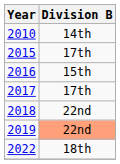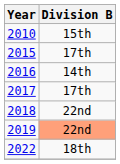(77, 33) 14th -> (77, 33) 15th
(77, 72) 15th -> (77, 72) 14th
